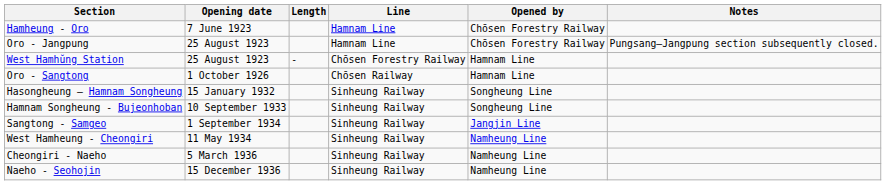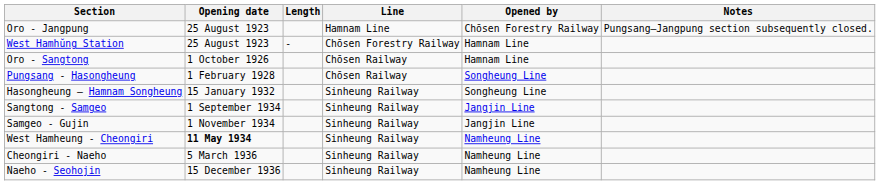- row: (48, 29)
+ row: (71, 76)
- row: (95, 108)
+ row: (48, 124)
(219, 140) normal -> (219, 140) bold
